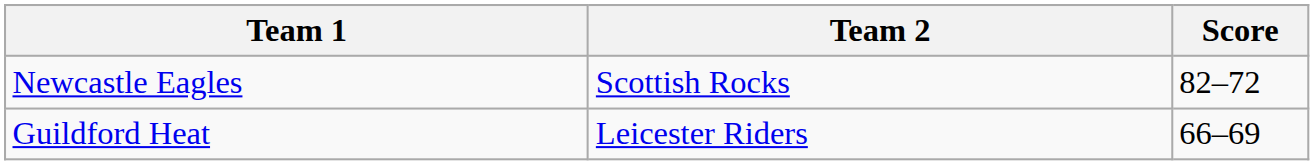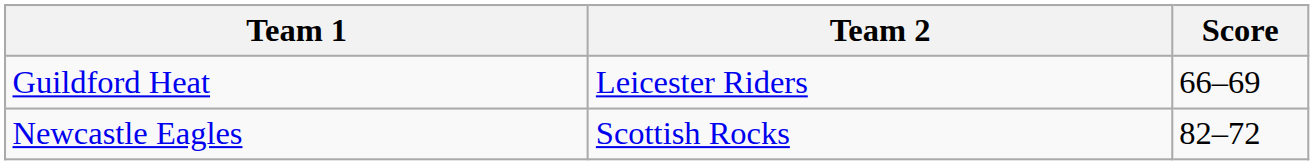rows swapped: (127, 81) <-> (111, 133)
